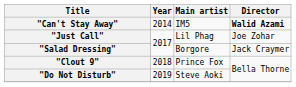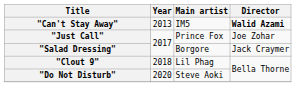(162, 24) 2014 -> (162, 24) 2013
(195, 37) Lil Phag -> (199, 37) Prince Fox
(199, 62) Prince Fox -> (195, 62) Lil Phag
(162, 75) 2019 -> (162, 75) 2020
